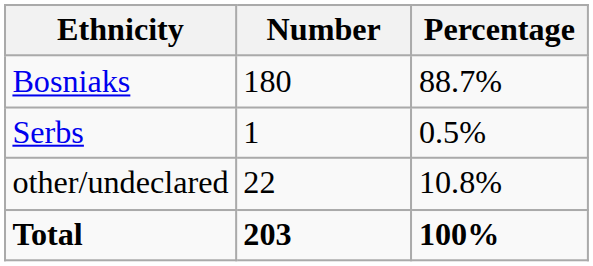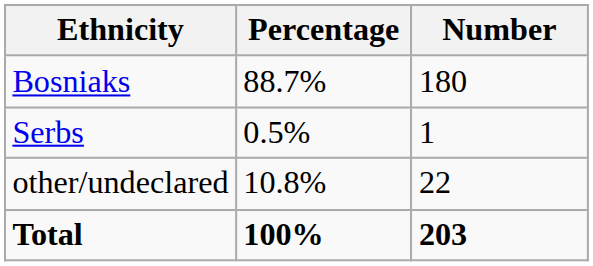columns swapped: (324, 30) <-> (499, 30)
